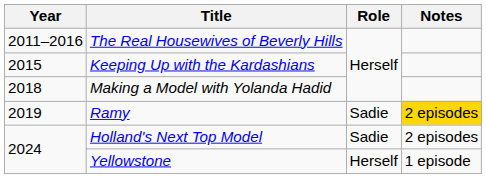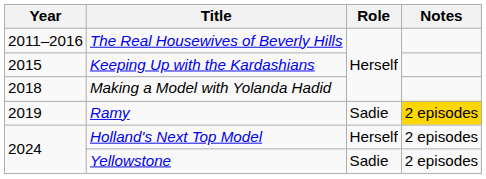(369, 137) Sadie -> (374, 137) Herself
(374, 161) Herself -> (369, 161) Sadie
(438, 161) 1 episode -> (441, 161) 2 episodes
